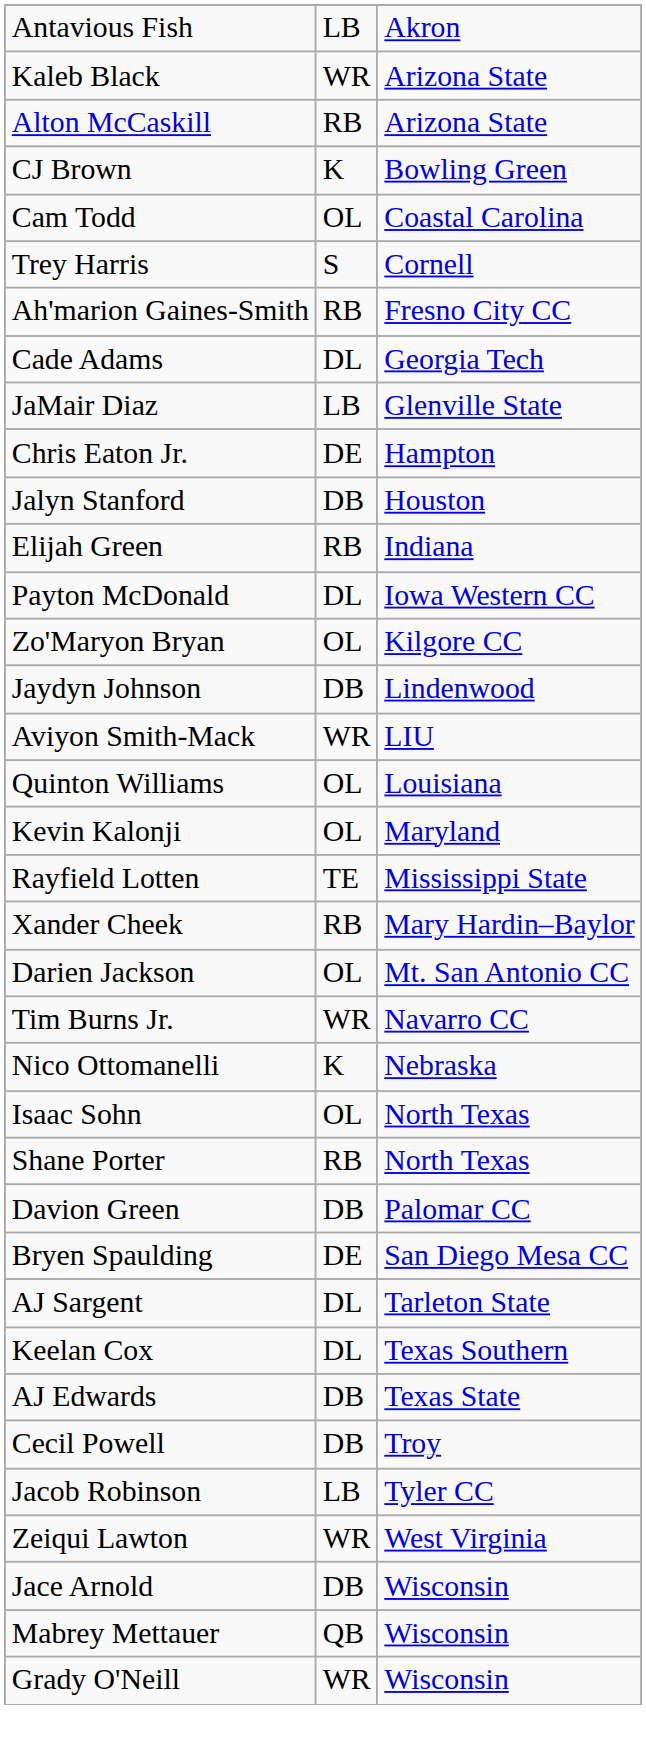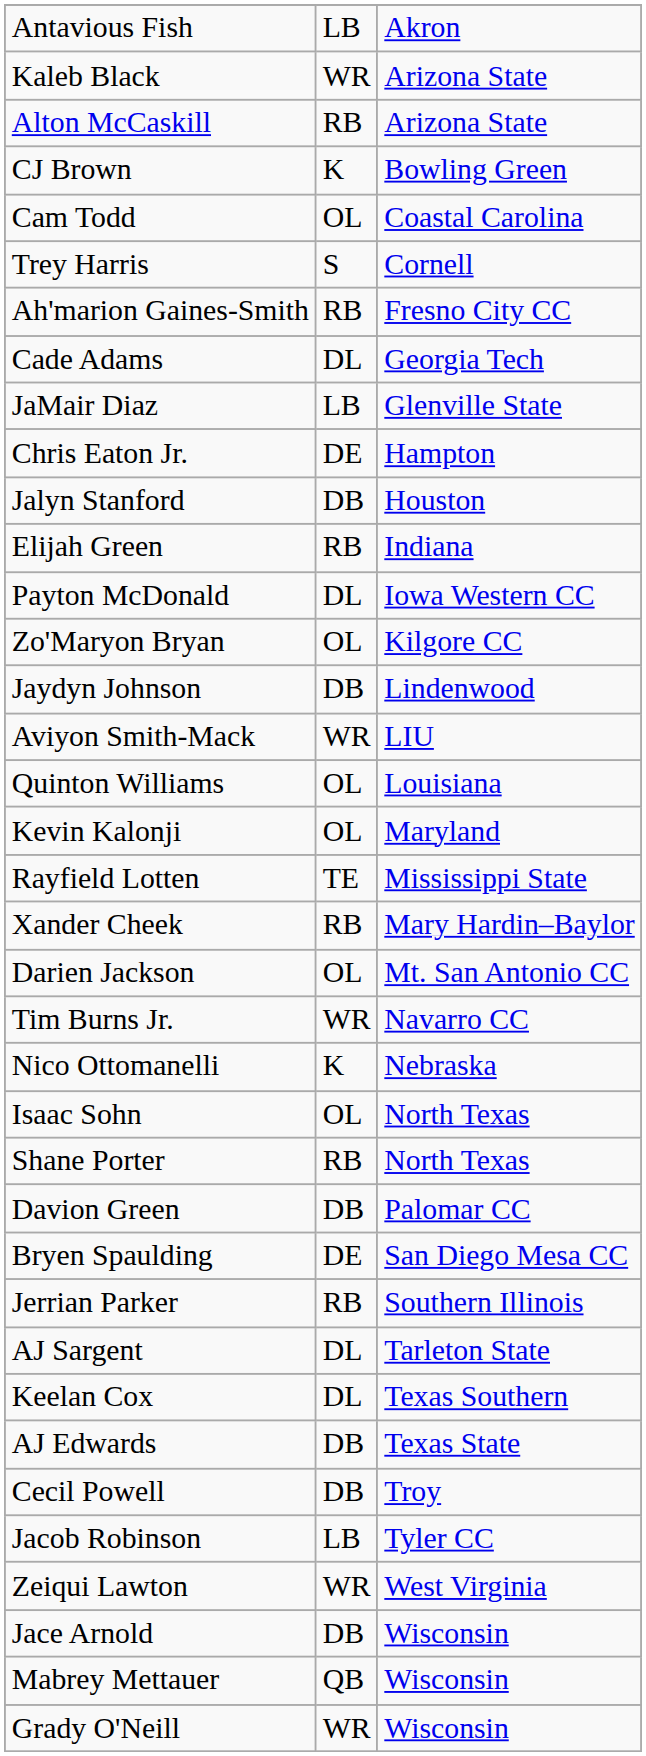+ row: (95, 1302)
